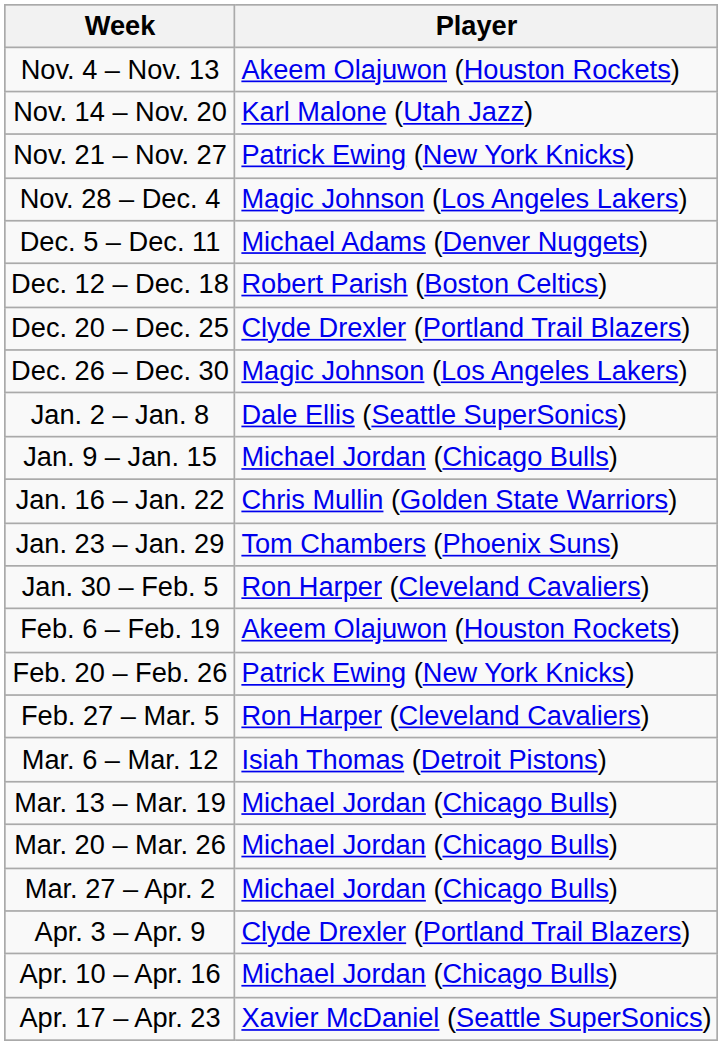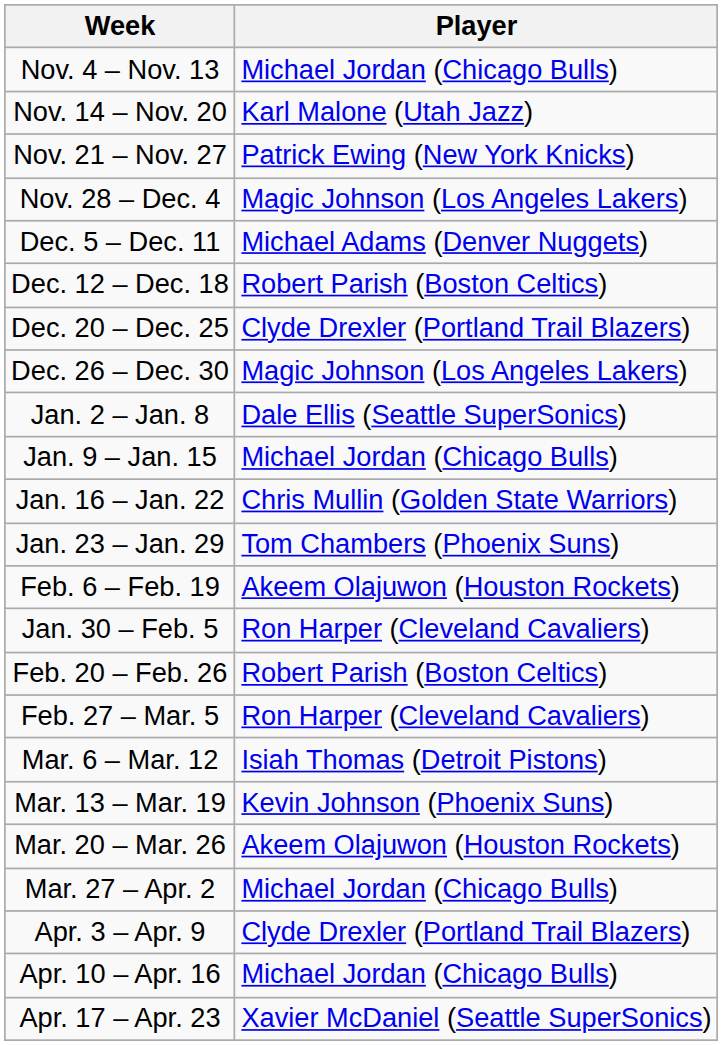(461, 69) Akeem Olajuwon (Houston Rockets) -> (430, 69) Michael Jordan (Chicago Bulls)
rows swapped: (120, 586) <-> (120, 629)
(438, 673) Patrick Ewing (New York Knicks) -> (424, 673) Robert Parish (Boston Celtics)
(430, 802) Michael Jordan (Chicago Bulls) -> (427, 802) Kevin Johnson (Phoenix Suns)
(430, 845) Michael Jordan (Chicago Bulls) -> (461, 845) Akeem Olajuwon (Houston Rockets)
